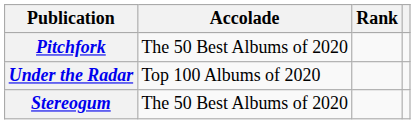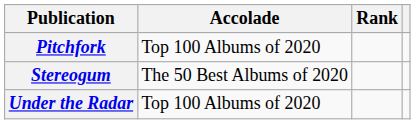(245, 47) The 50 Best Albums of 2020 -> (231, 47) Top 100 Albums of 2020
rows swapped: (71, 103) <-> (71, 75)
